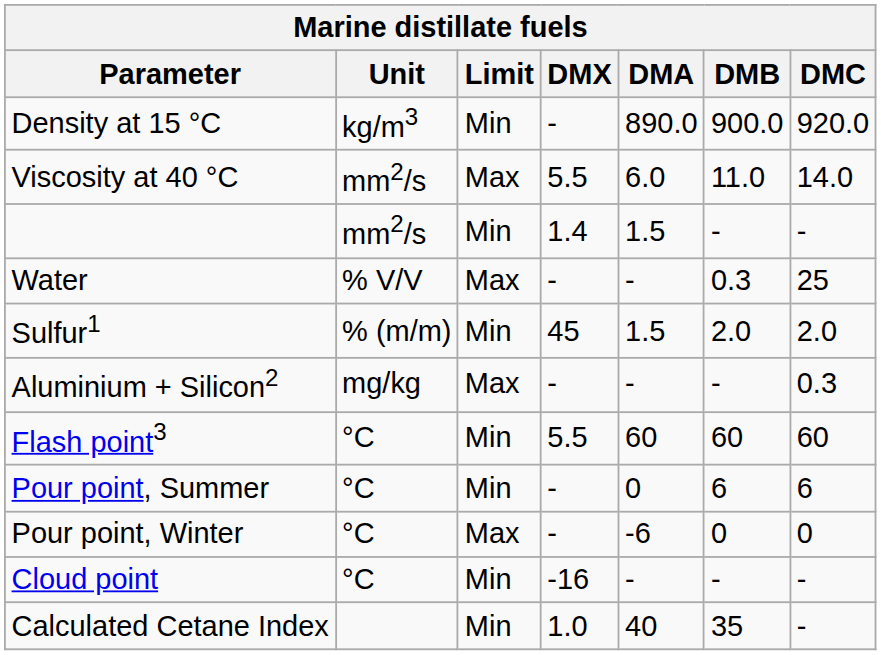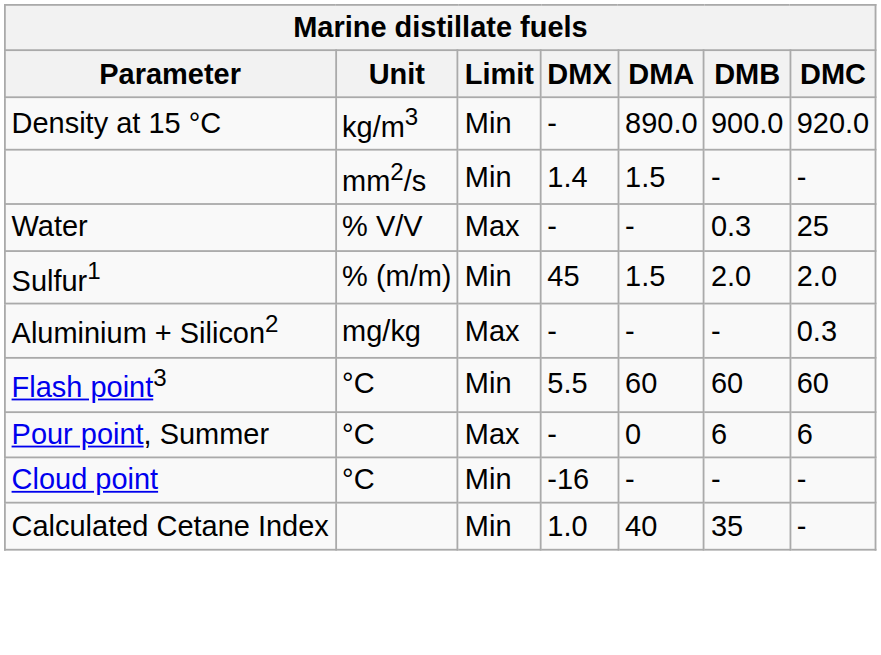- row: (125, 176)
(488, 487) Min -> (492, 434) Max
- row: (127, 533)
